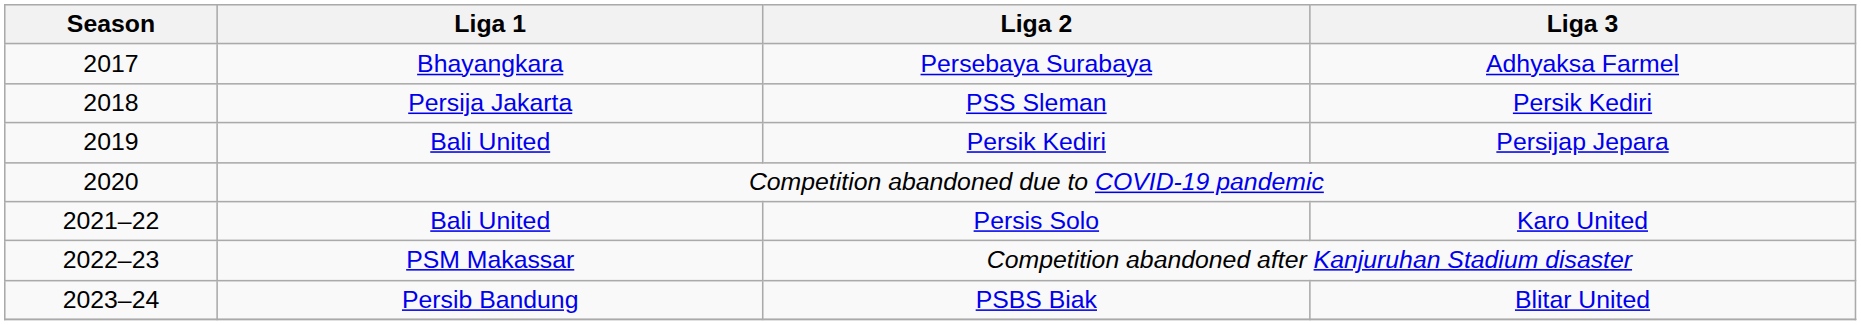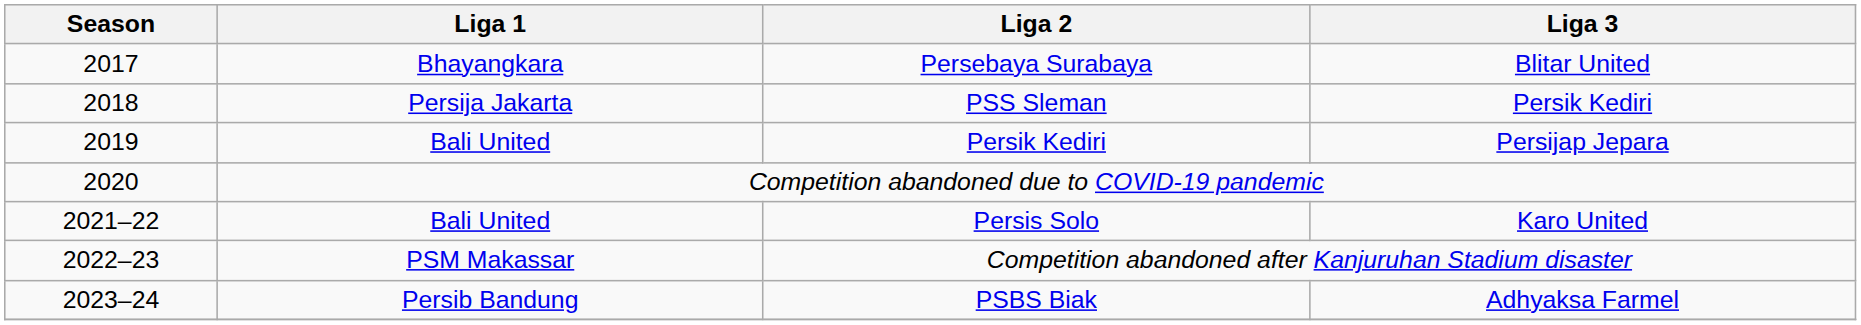(1583, 63) Adhyaksa Farmel -> (1583, 63) Blitar United
(1583, 299) Blitar United -> (1583, 299) Adhyaksa Farmel
